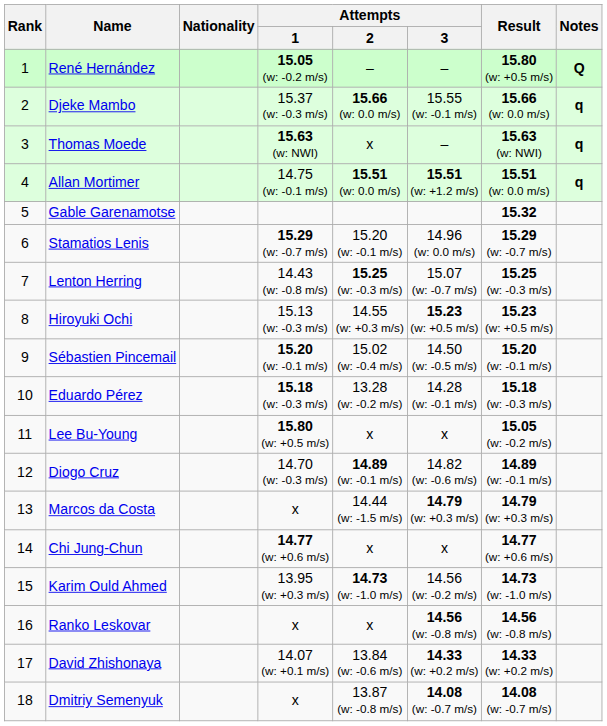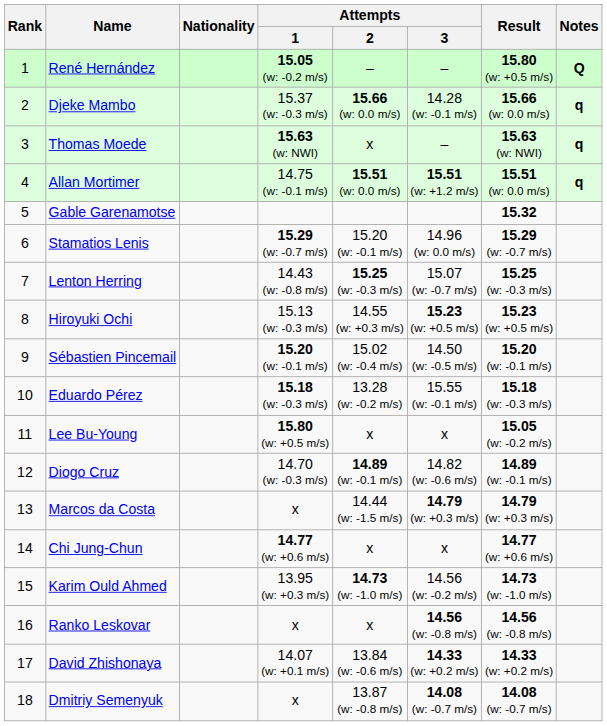(444, 106) 15.55 (w: -0.1 m/s) -> (444, 106) 14.28 (w: -0.1 m/s)
(444, 395) 14.28 (w: -0.1 m/s) -> (444, 395) 15.55 (w: -0.1 m/s)
